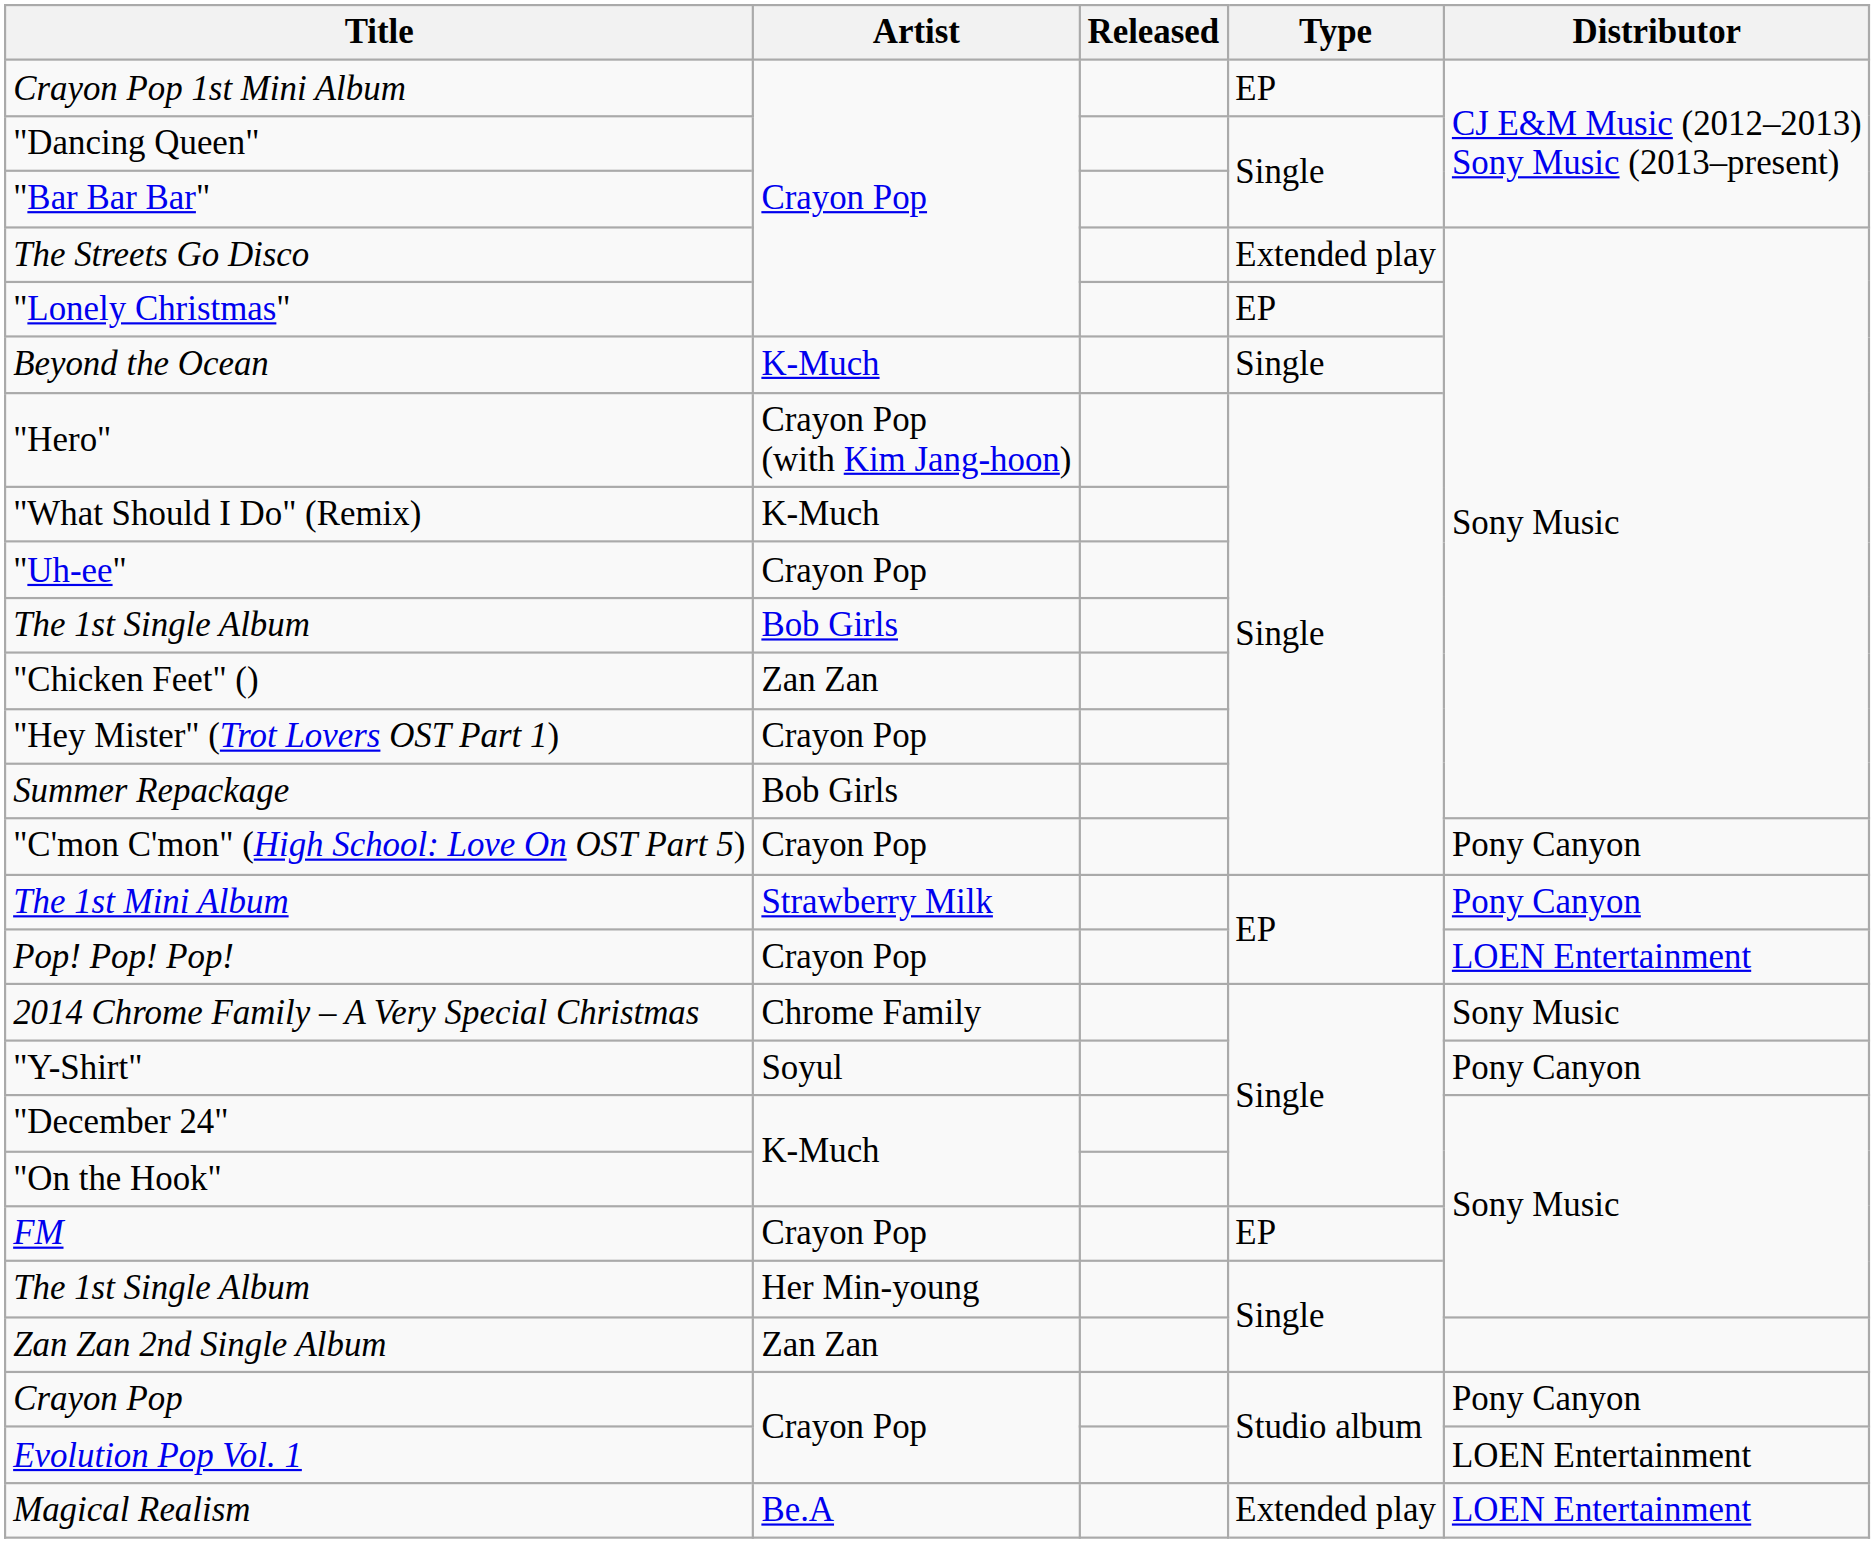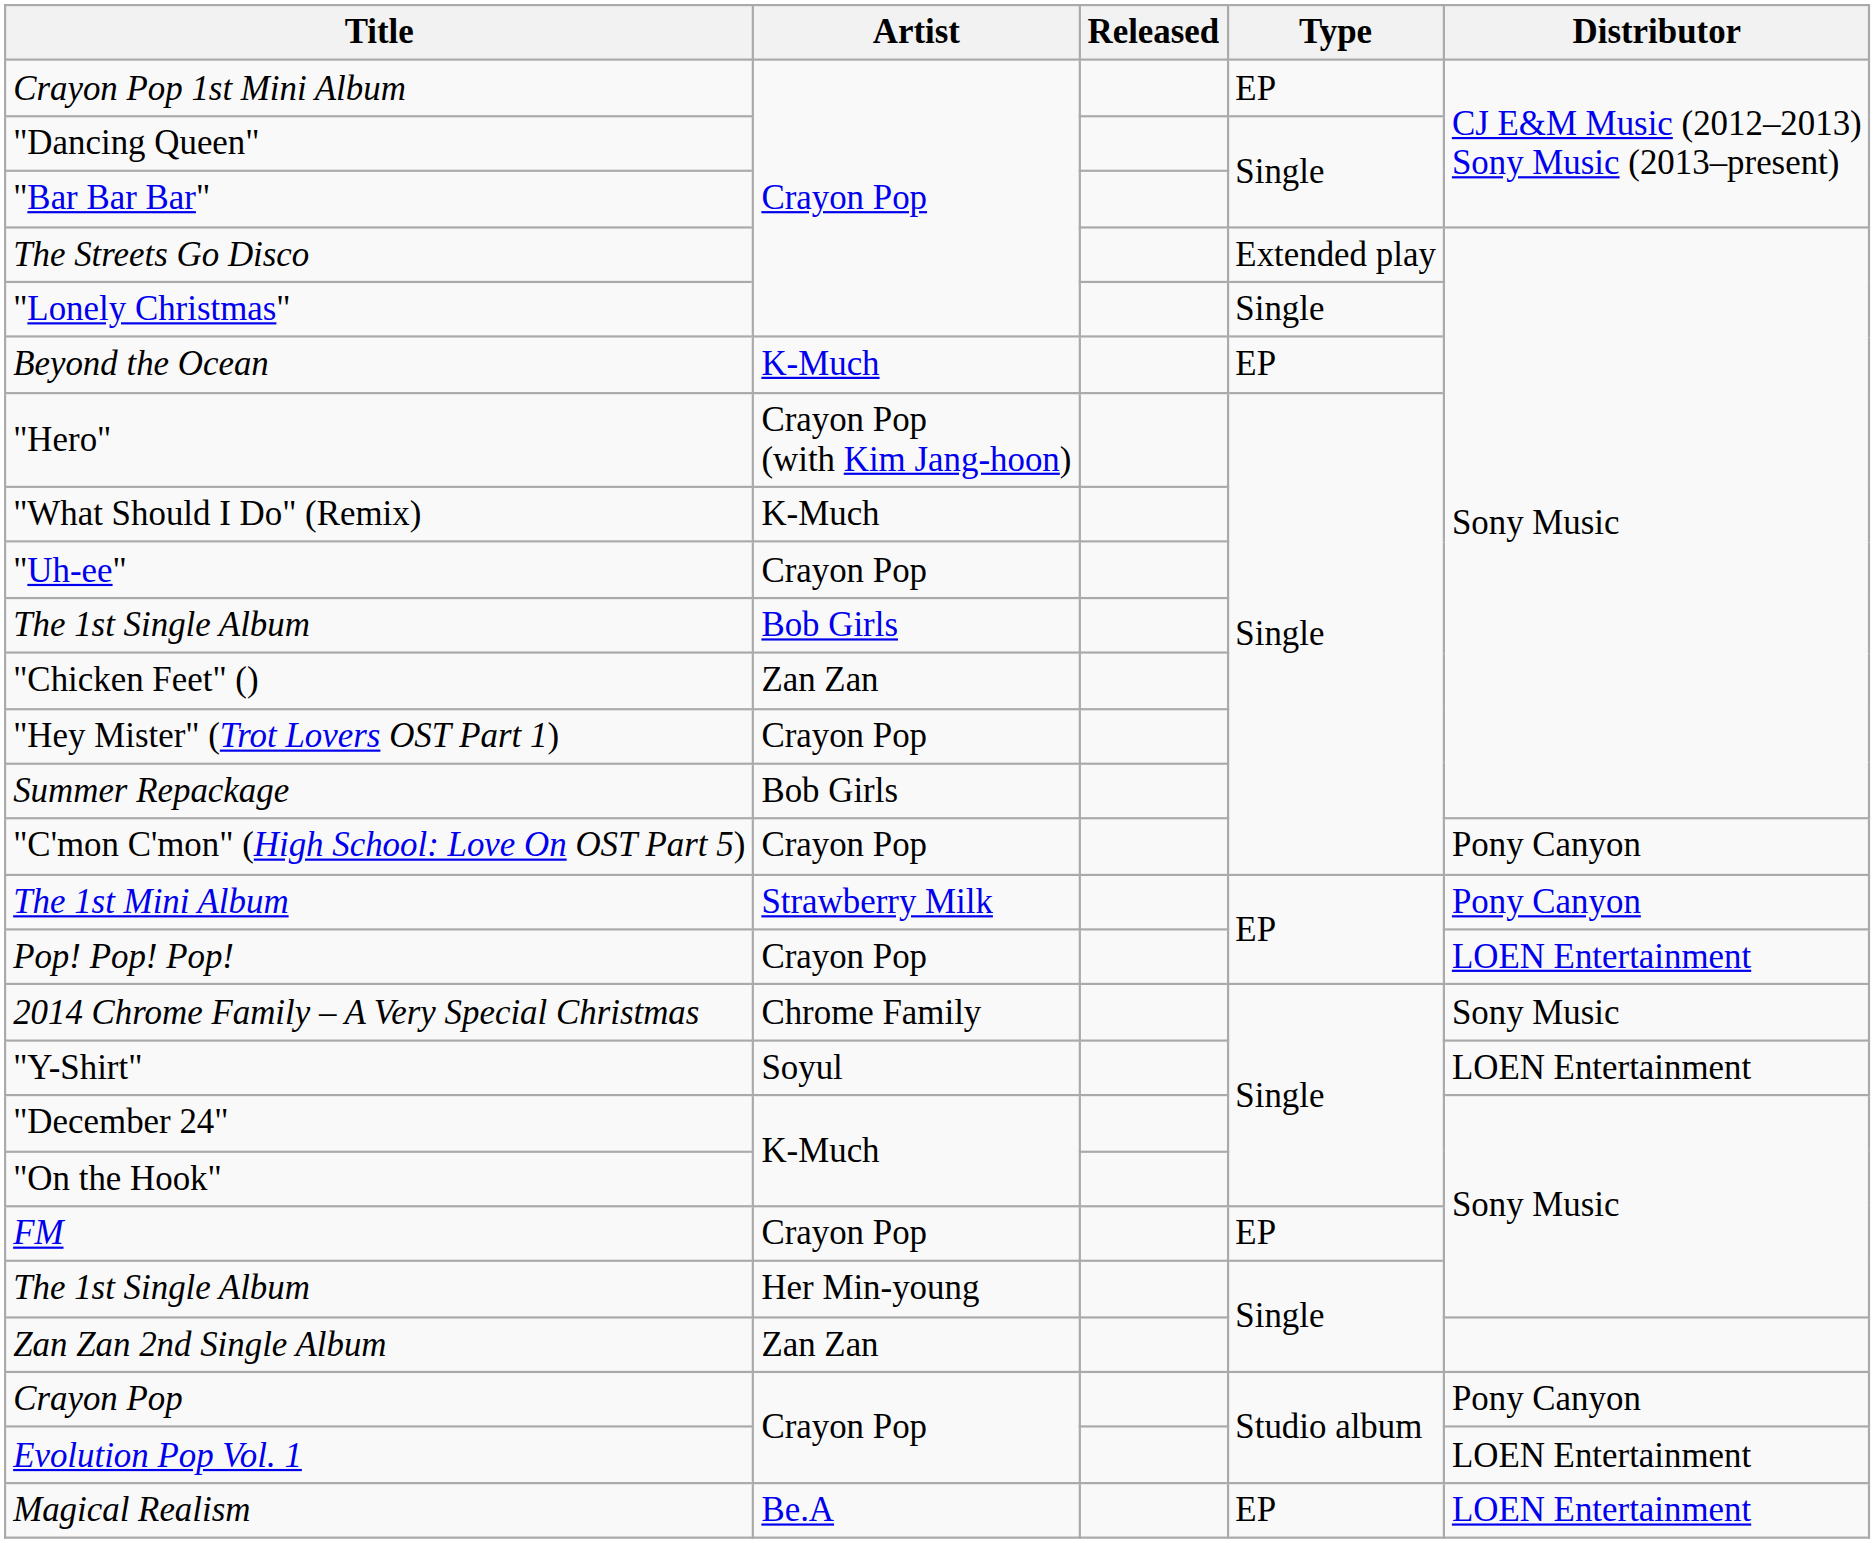(1256, 308) EP -> (1280, 308) Single
(1280, 364) Single -> (1256, 364) EP
(1546, 1067) Pony Canyon -> (1602, 1067) LOEN Entertainment
(1336, 1509) Extended play -> (1256, 1509) EP
